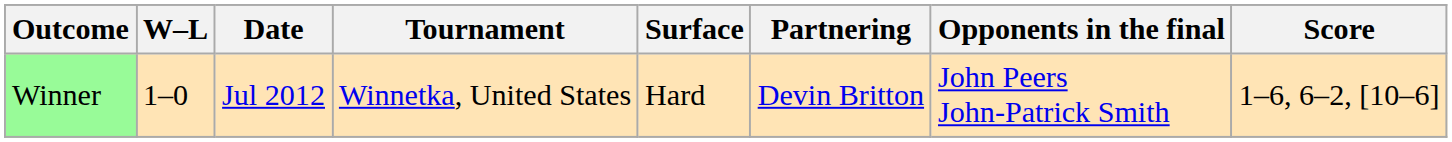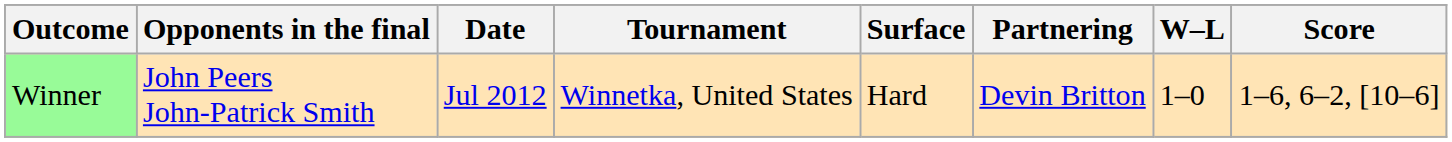columns swapped: (176, 28) <-> (1081, 28)
